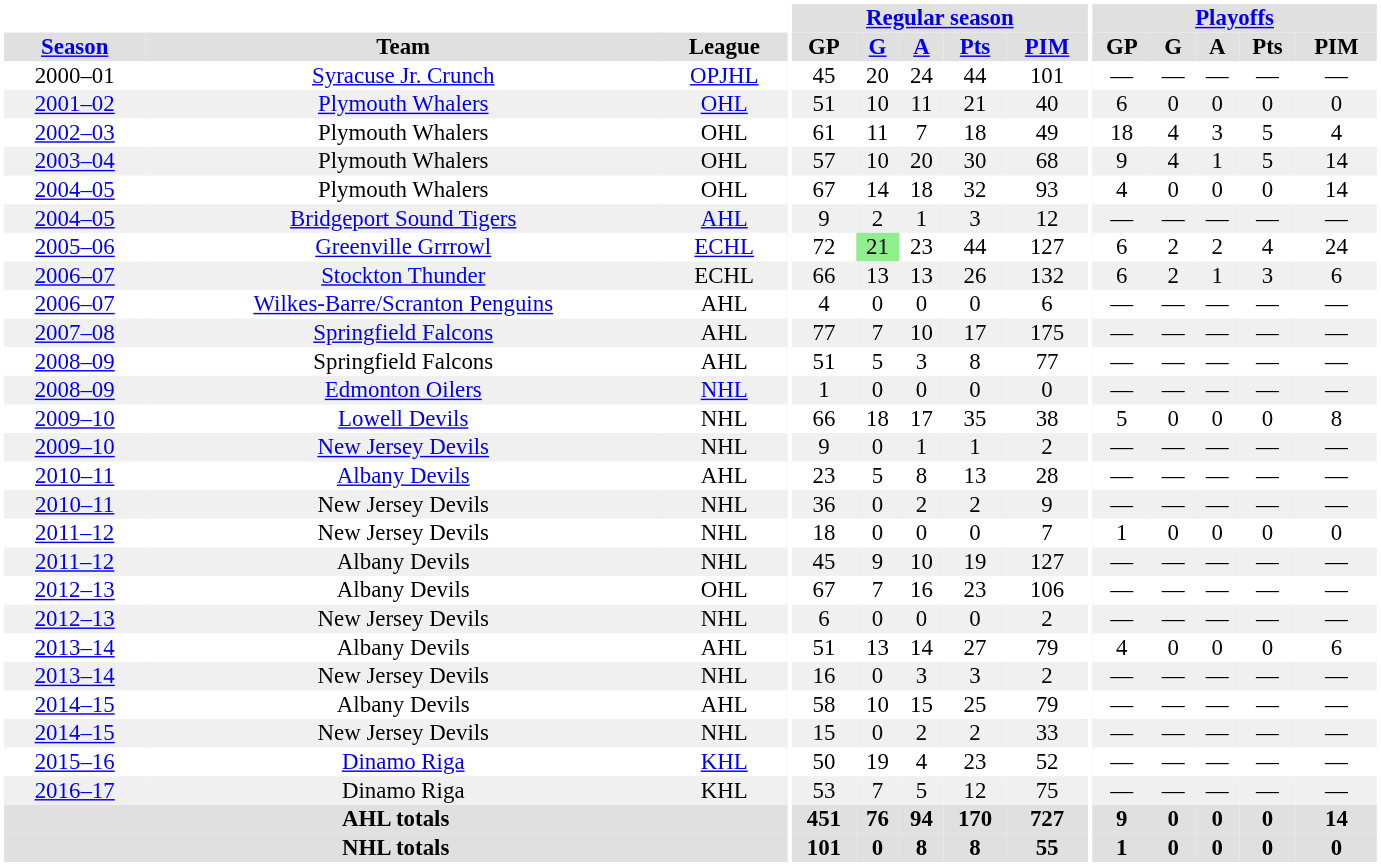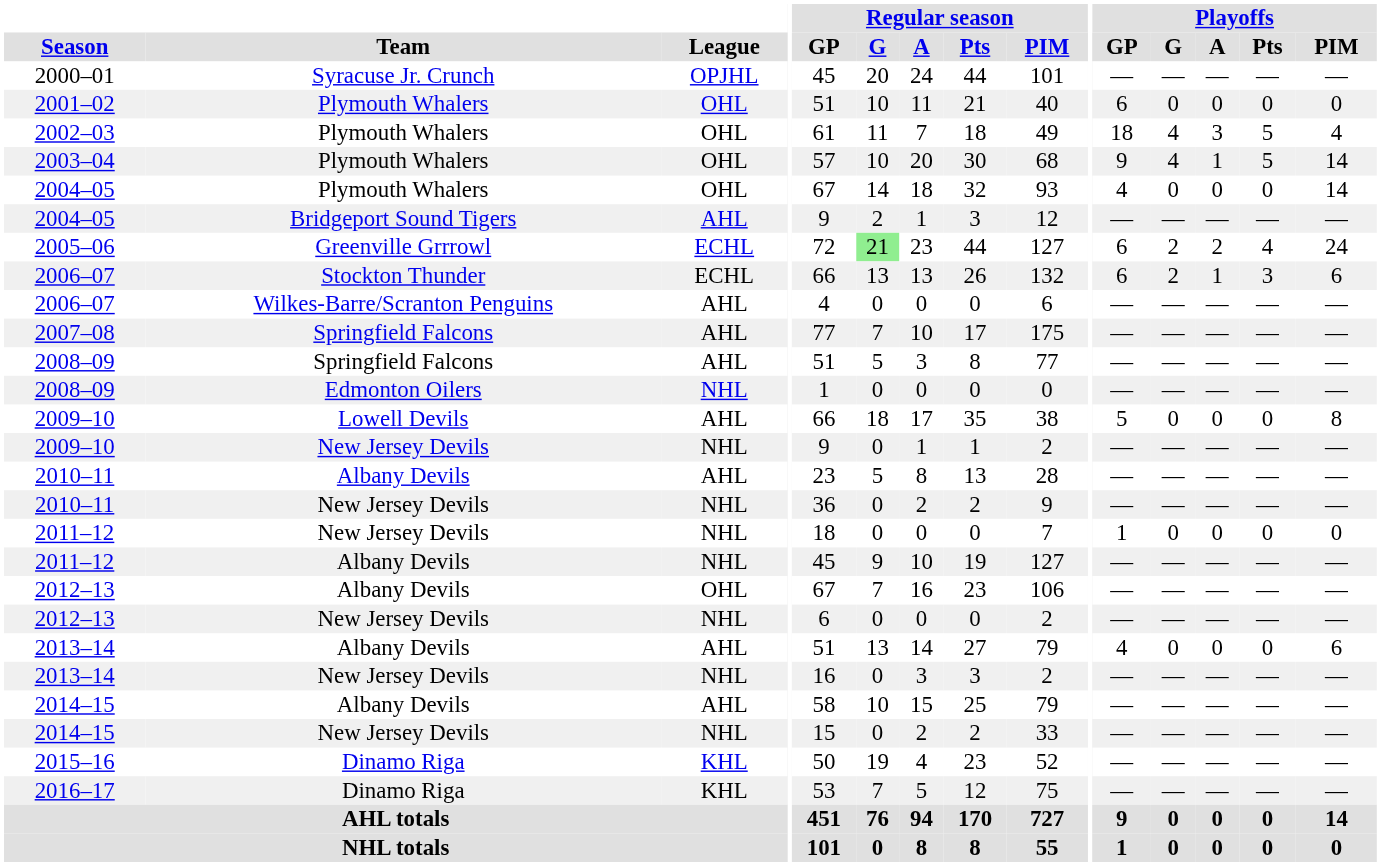(724, 418) NHL -> (724, 418) AHL
